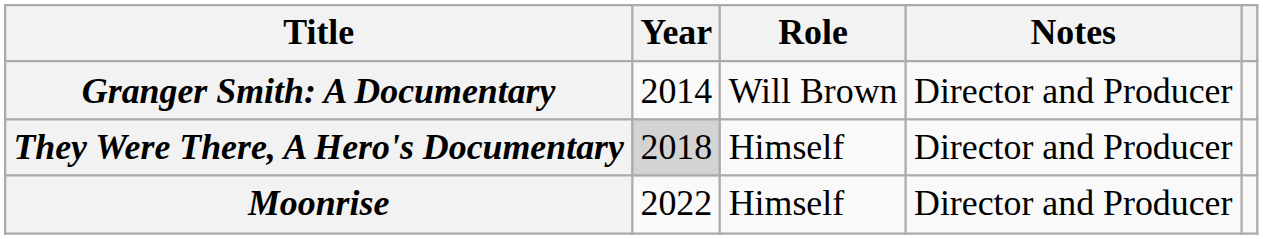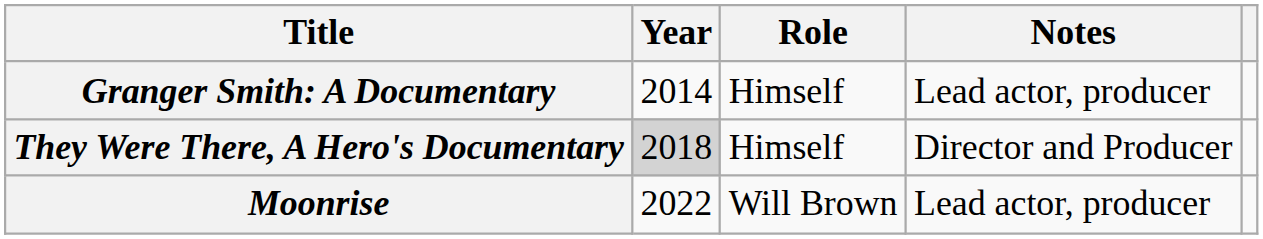(813, 89) Will Brown -> (786, 89) Himself
(1073, 89) Director and Producer -> (1062, 89) Lead actor, producer
(786, 203) Himself -> (813, 203) Will Brown
(1073, 203) Director and Producer -> (1062, 203) Lead actor, producer
